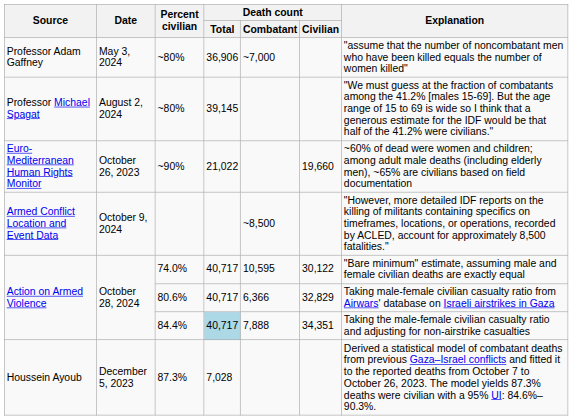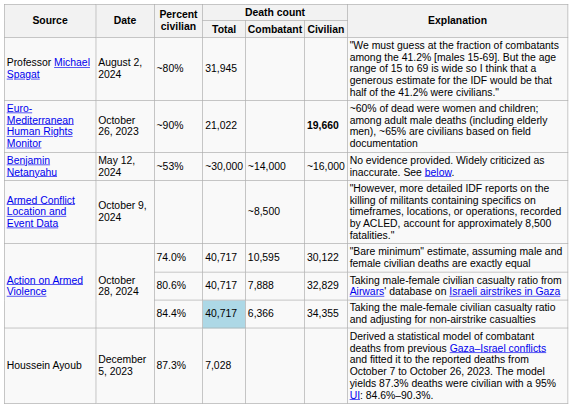- row: (44, 57)
(222, 109) 39,145 -> (221, 69) 31,945
(318, 166) normal -> (323, 126) bold
+ row: (32, 166)
(256, 297) 6,366 -> (261, 286) 7,888
(256, 326) 7,888 -> (261, 314) 6,366
(318, 326) 34,351 -> (323, 314) 34,355
